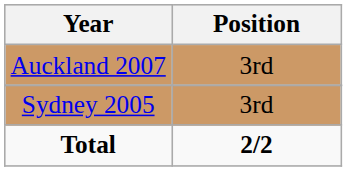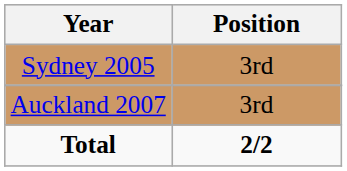rows swapped: (88, 104) <-> (88, 64)
